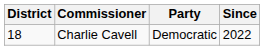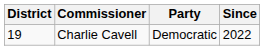(14, 34) 18 -> (14, 34) 19
